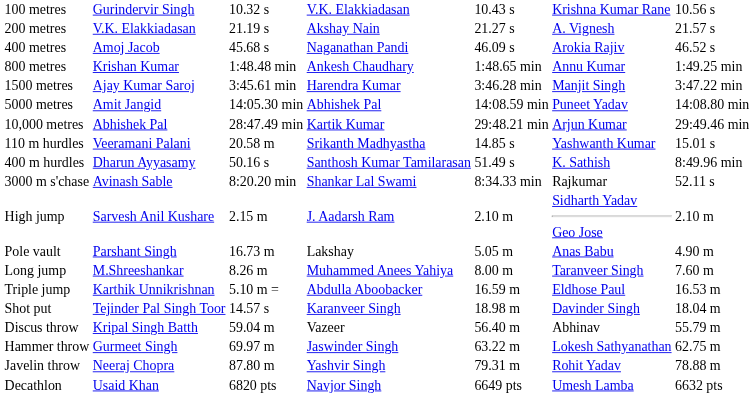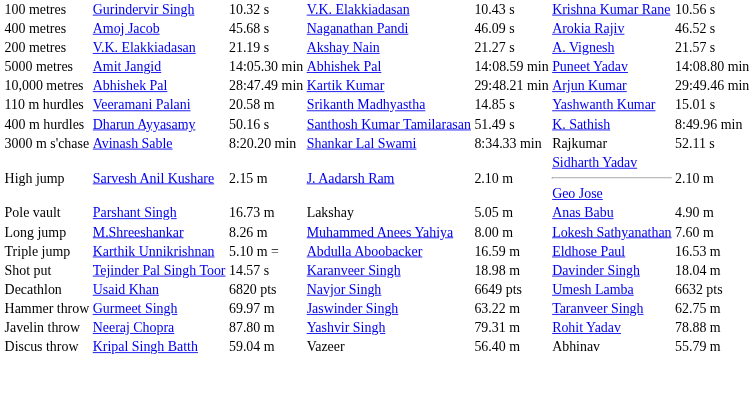rows swapped: (35, 28) <-> (35, 47)
- row: (35, 66)
- row: (39, 86)
(598, 270) Taranveer Singh -> (612, 232) Lokesh Sathyanathan
rows swapped: (42, 327) <-> (33, 385)
(612, 347) Lokesh Sathyanathan -> (598, 308) Taranveer Singh
